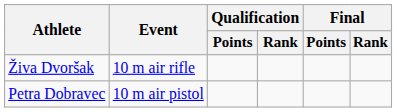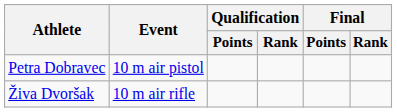rows swapped: (57, 94) <-> (51, 68)
